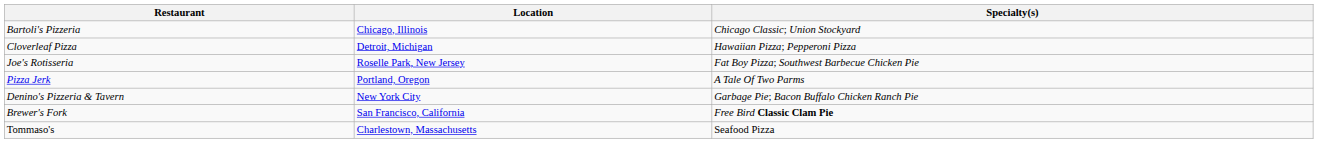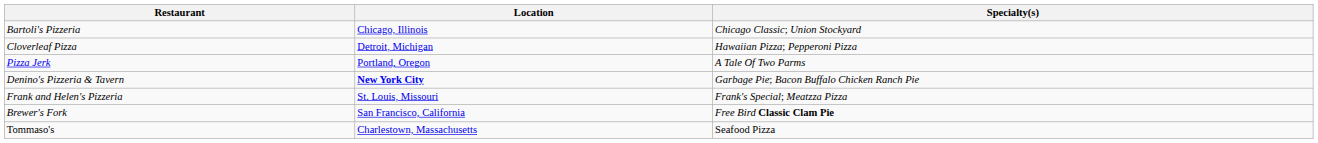- row: (40, 63)
(389, 96) normal -> (391, 79) bold
+ row: (65, 96)
